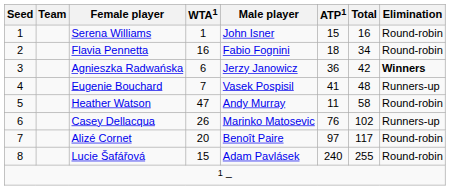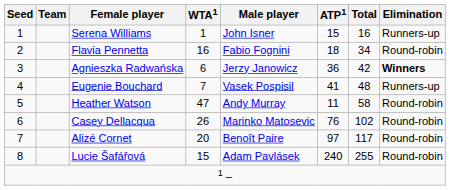(412, 33) Round-robin -> (411, 33) Runners-up
(411, 121) Runners-up -> (412, 121) Round-robin
